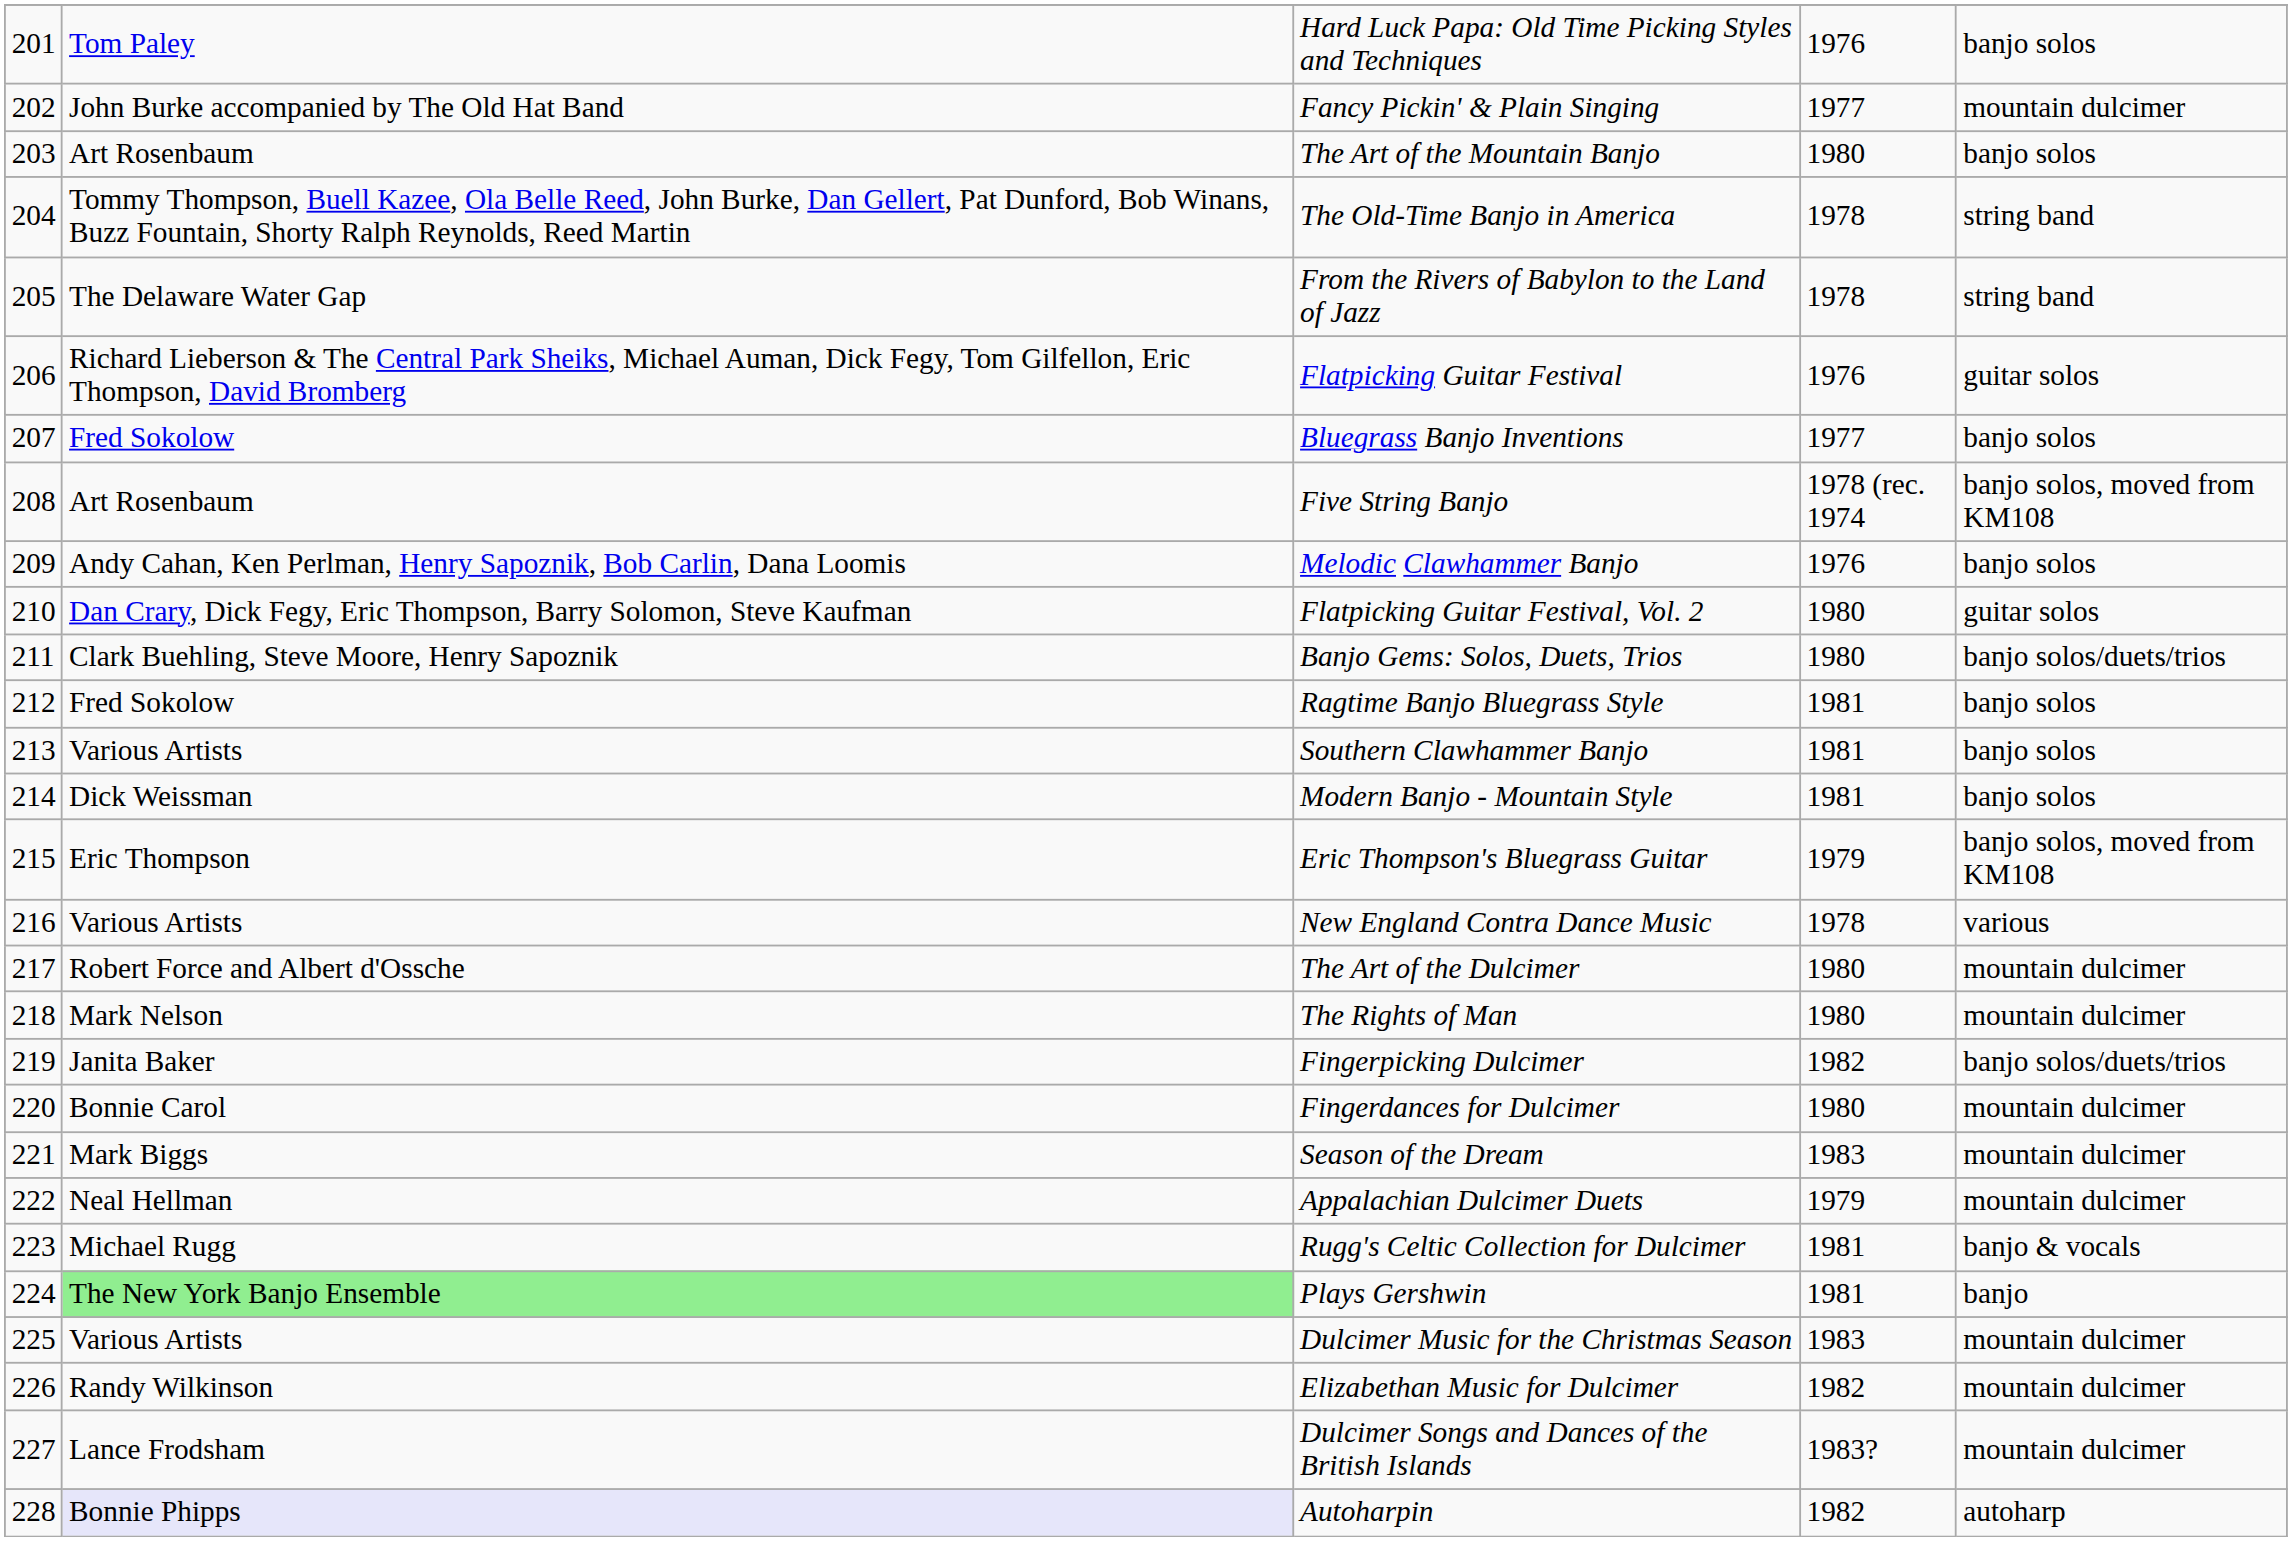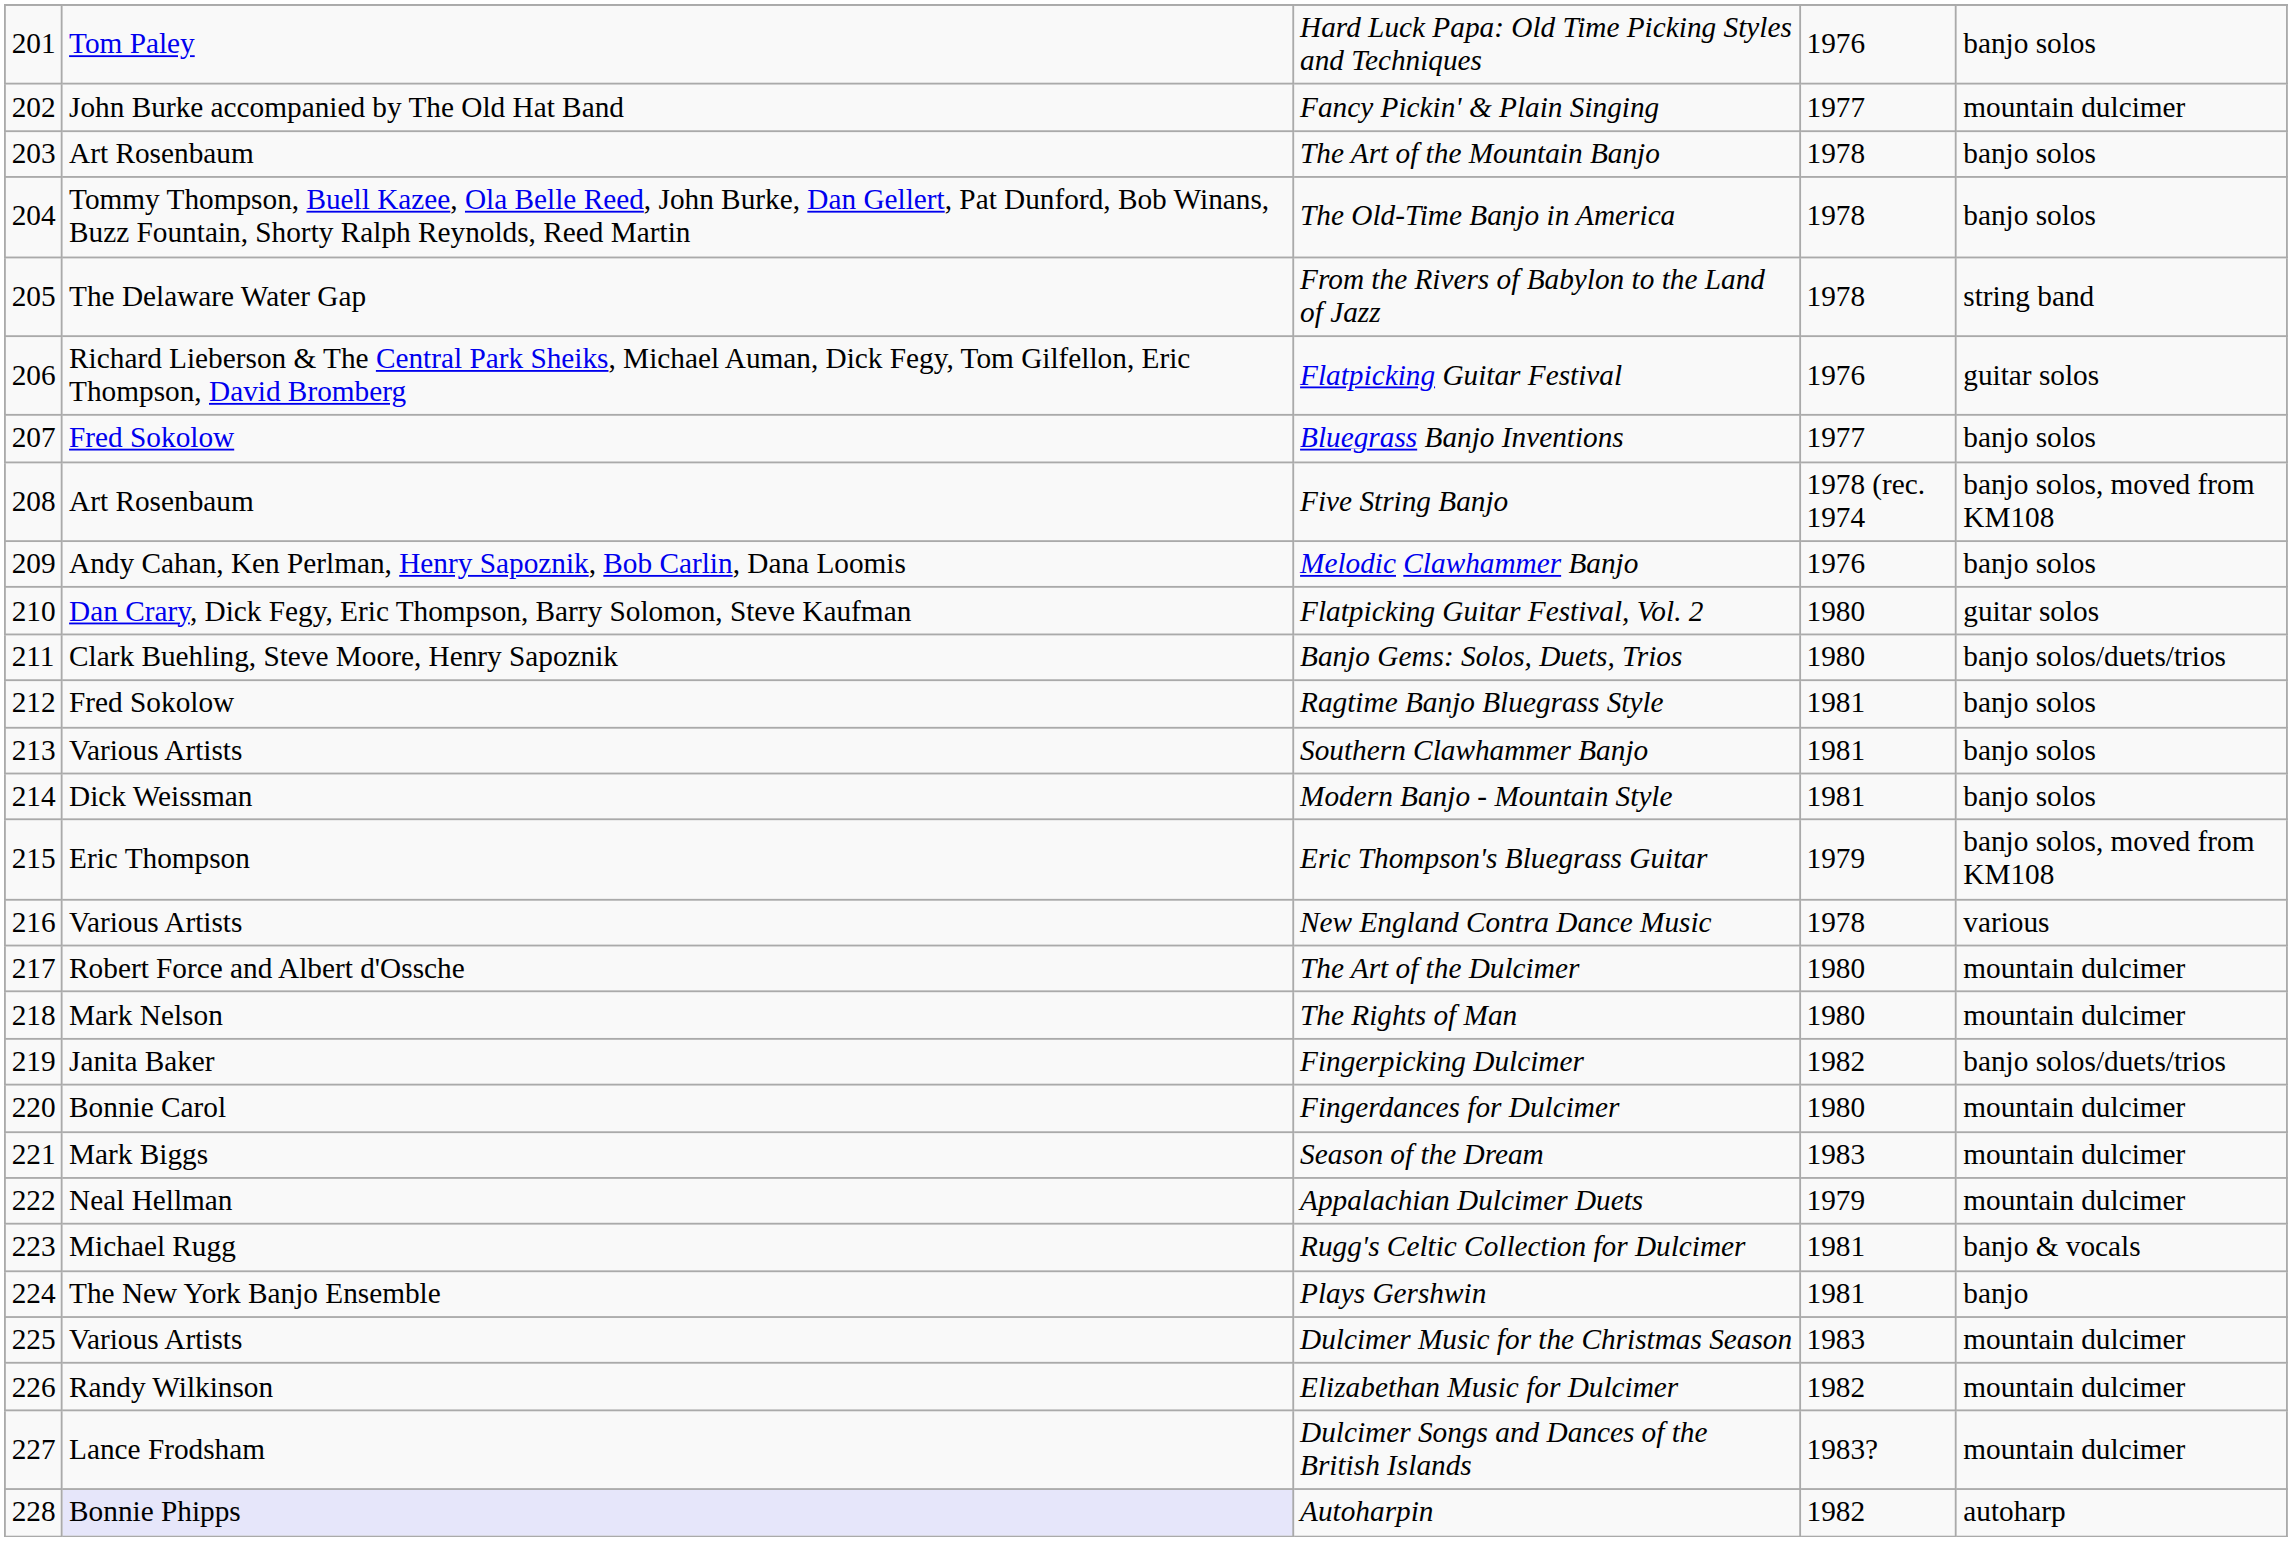(1836, 153) 1980 -> (1836, 153) 1978
(2029, 216) string band -> (2030, 216) banjo solos
(255, 1293) lightgreen background -> (255, 1293) no background
